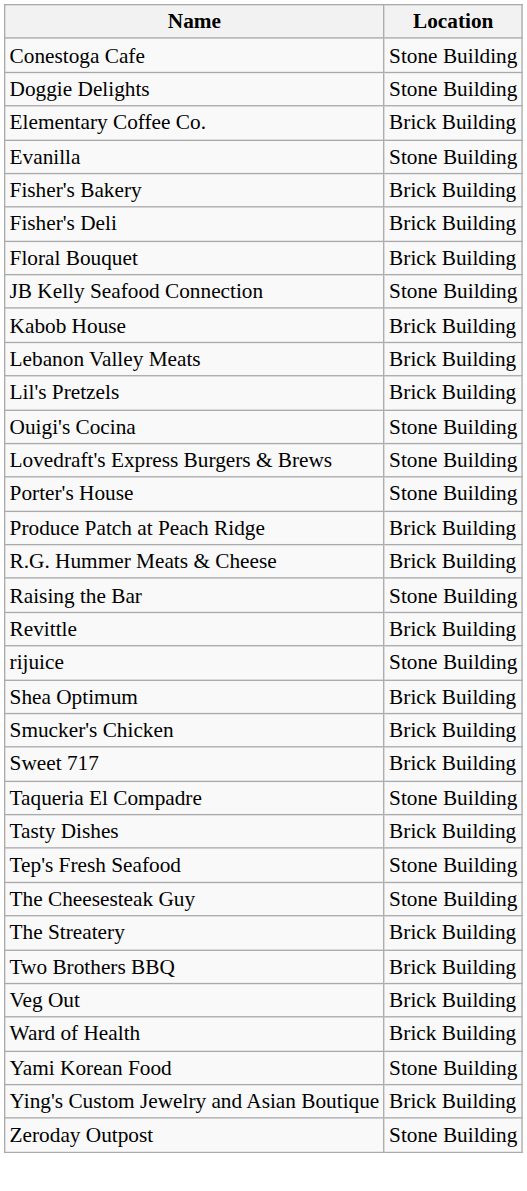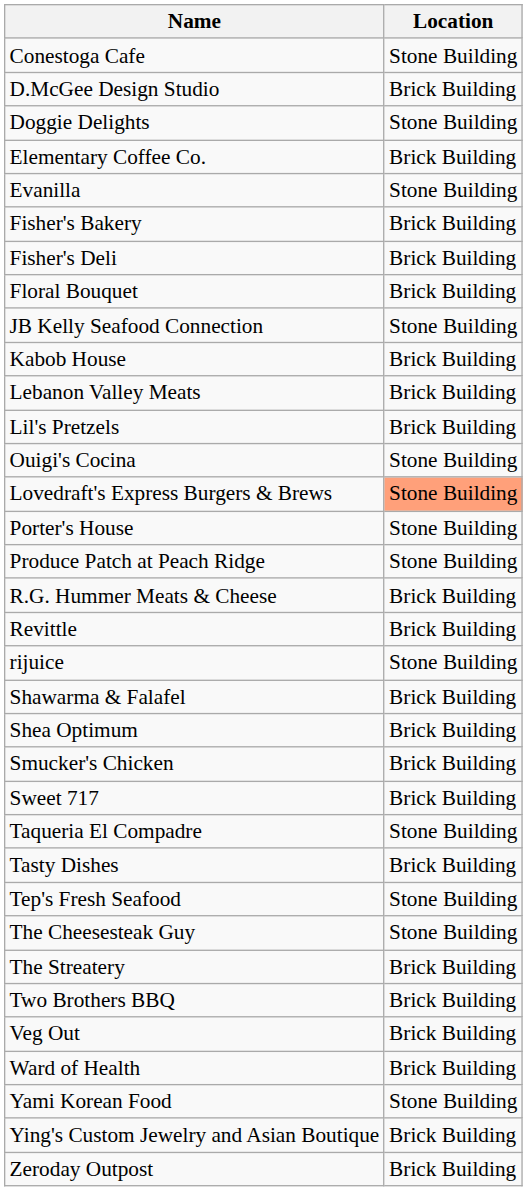+ row: (114, 88)
(453, 460) no background -> (453, 493) lightsalmon background
(453, 527) Brick Building -> (453, 561) Stone Building
- row: (76, 595)
+ row: (98, 696)
(453, 1135) Stone Building -> (453, 1168) Brick Building
